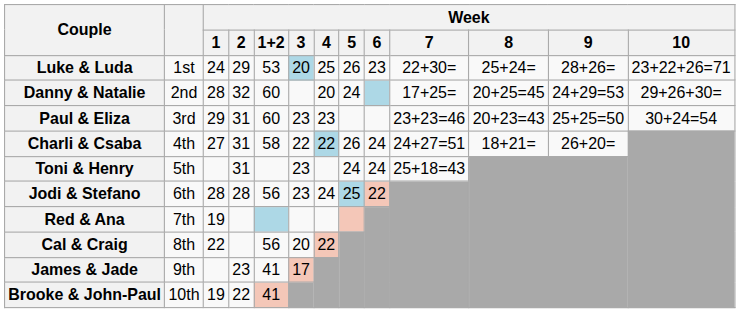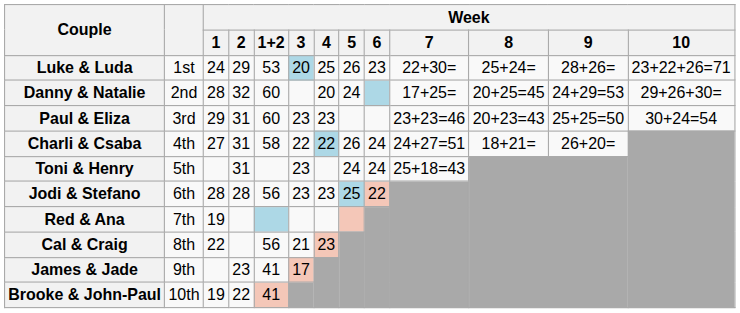(326, 194) 24 -> (326, 194) 23
(301, 245) 20 -> (301, 245) 21
(326, 245) 22 -> (326, 245) 23
